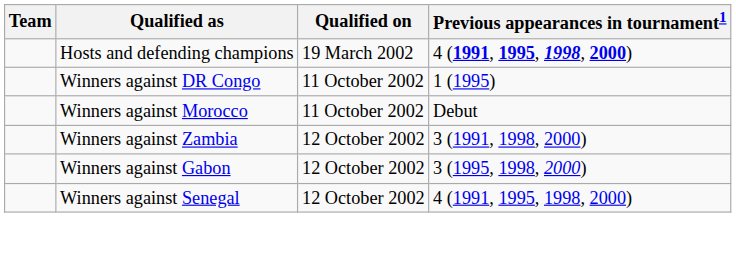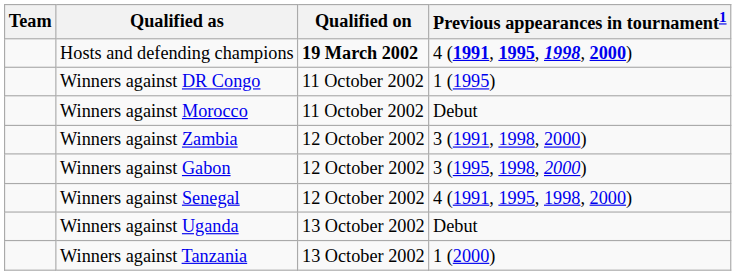(358, 52) normal -> (360, 52) bold
+ row: (149, 226)
+ row: (154, 255)
